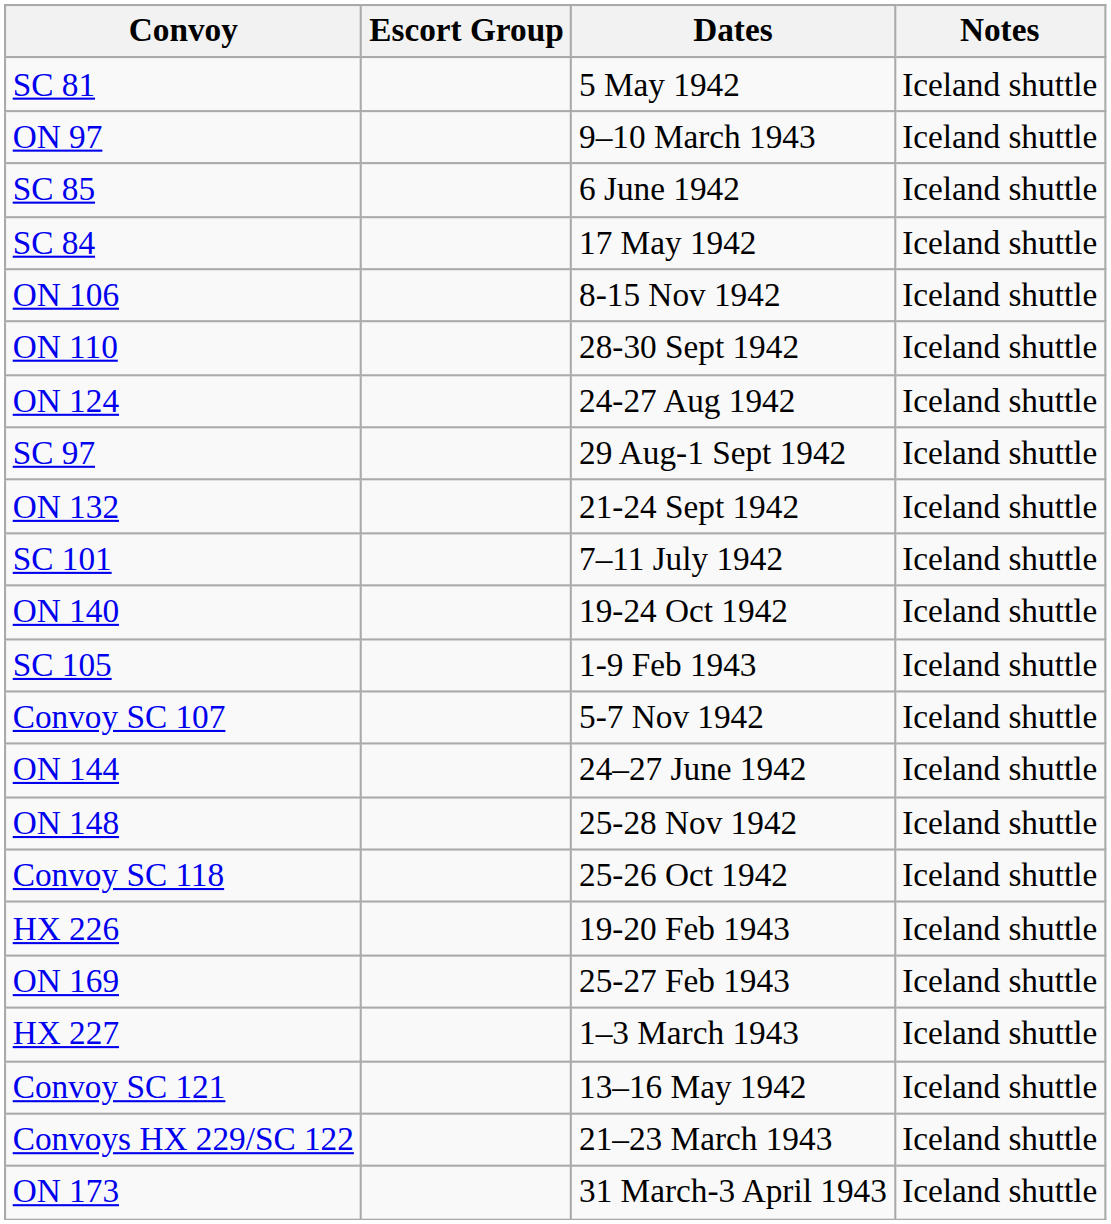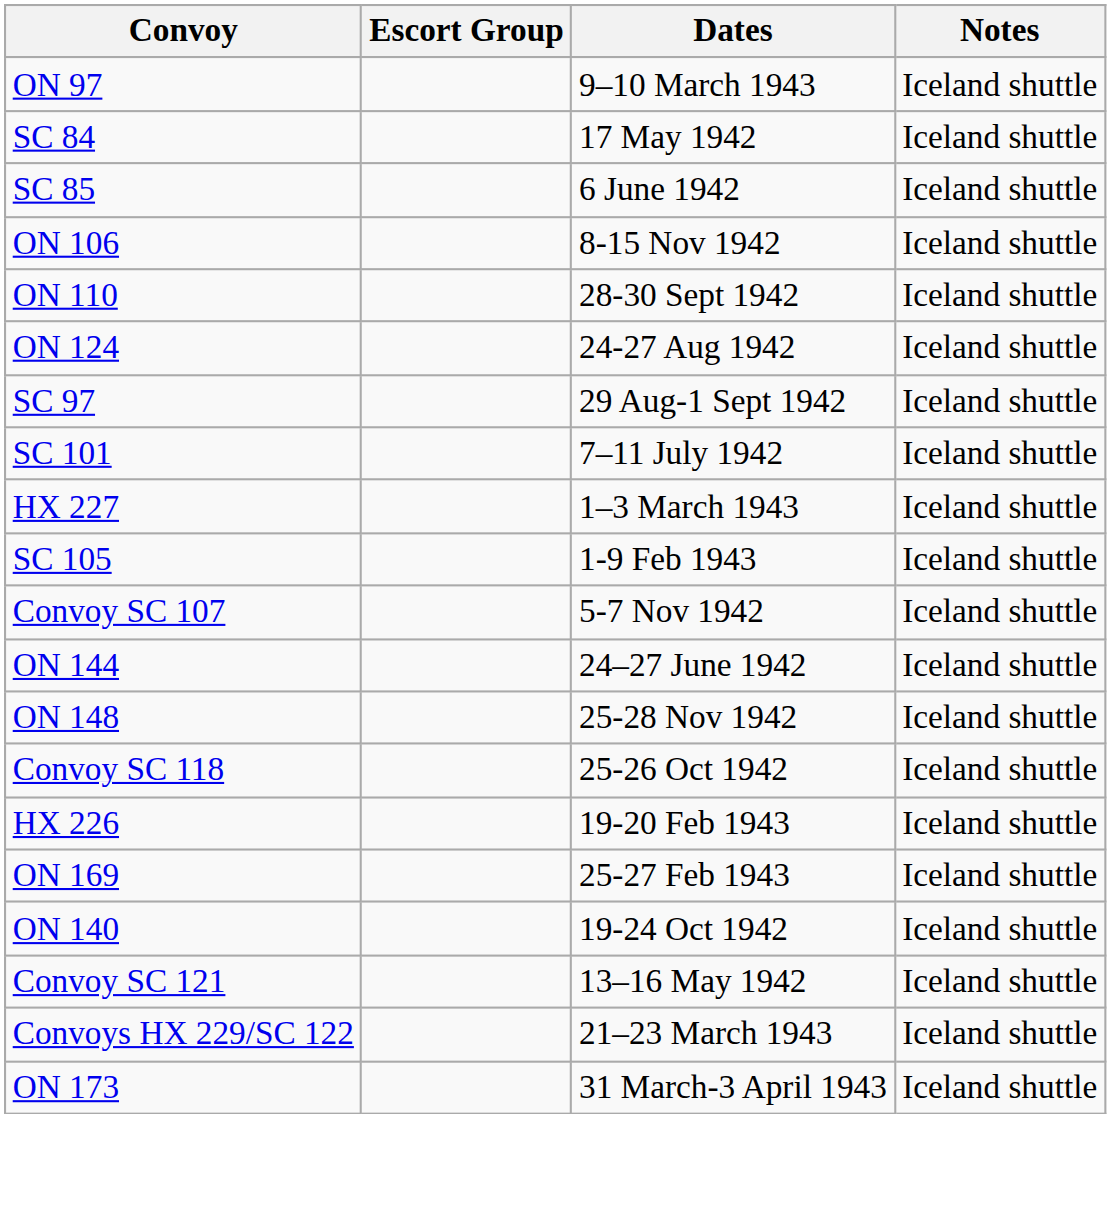- row: (54, 83)
rows swapped: (54, 242) <-> (54, 189)
- row: (66, 505)
rows swapped: (66, 611) <-> (66, 1033)
